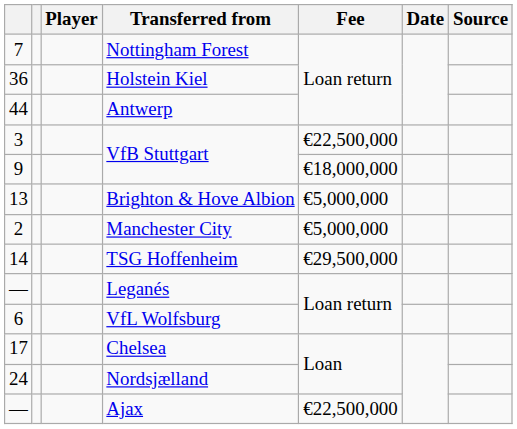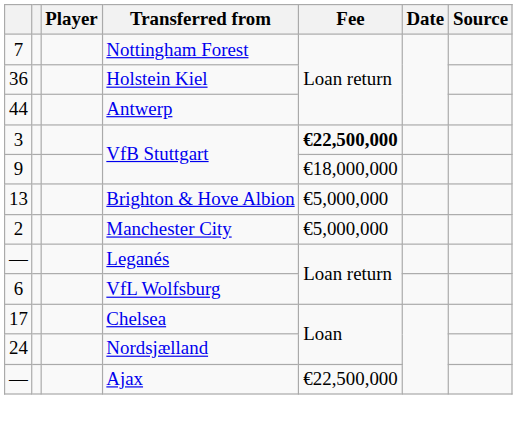(351, 139) normal -> (351, 139) bold
- row: (18, 259)
